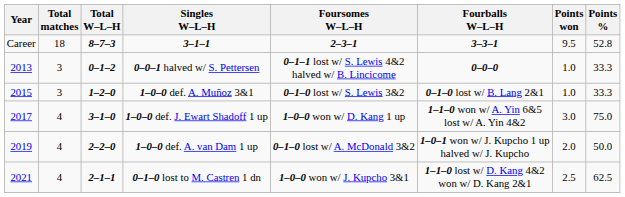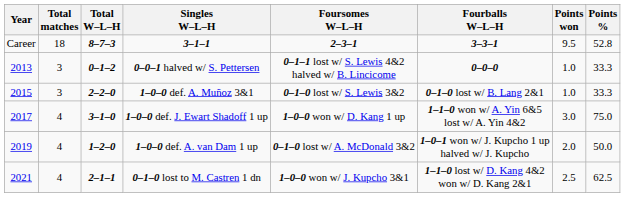(102, 92) 1–2–0 -> (102, 92) 2–2–0
(102, 147) 2–2–0 -> (102, 147) 1–2–0
